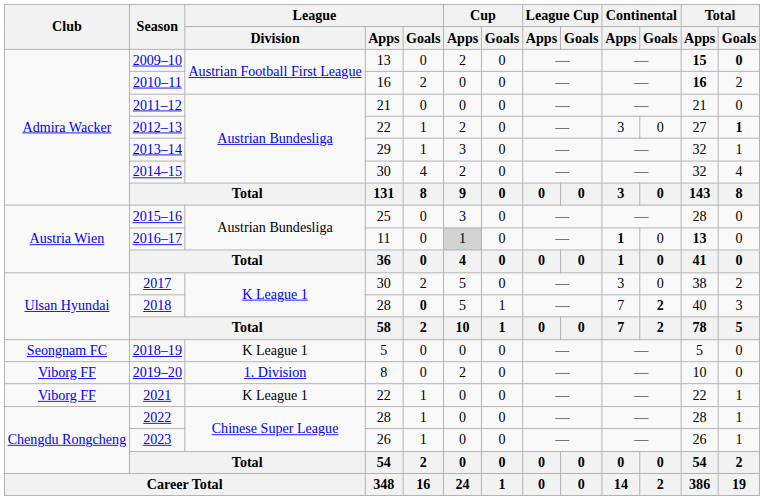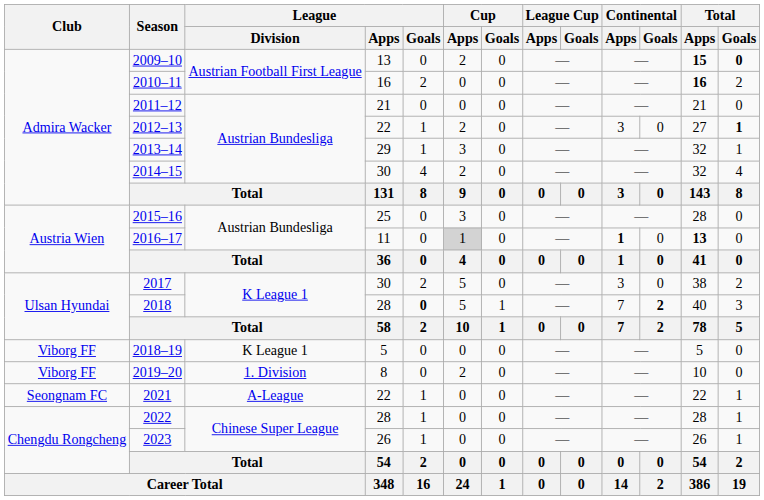(67, 350) Seongnam FC -> (67, 350) Viborg FF
(67, 395) Viborg FF -> (67, 395) Seongnam FC
(275, 395) K League 1 -> (275, 395) A-League
